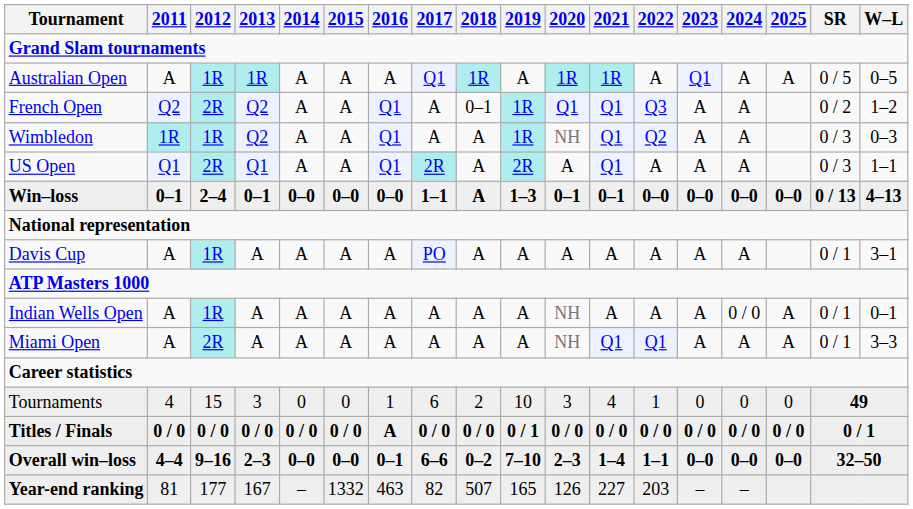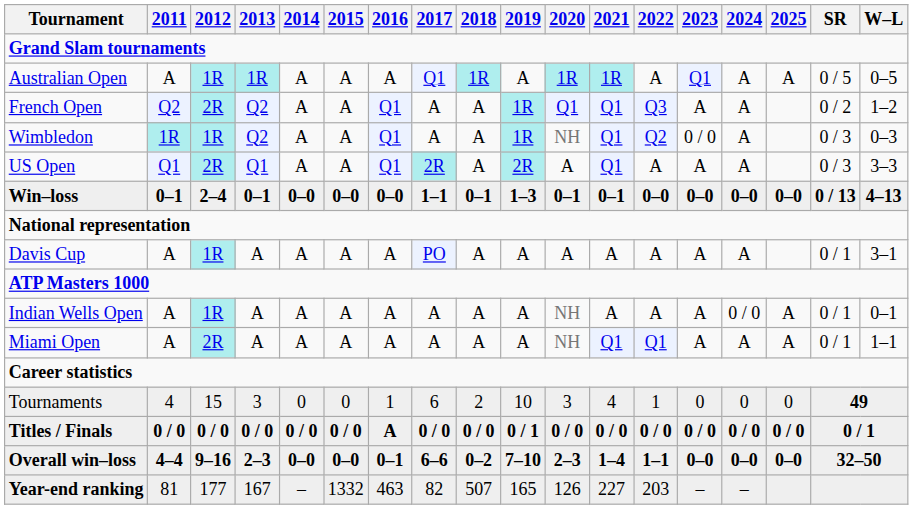(479, 107) 0–1 -> (479, 107) A
(700, 137) A -> (700, 137) 0 / 0
(884, 166) 1–1 -> (884, 166) 3–3
(479, 195) A -> (479, 195) 0–1
(884, 342) 3–3 -> (884, 342) 1–1
